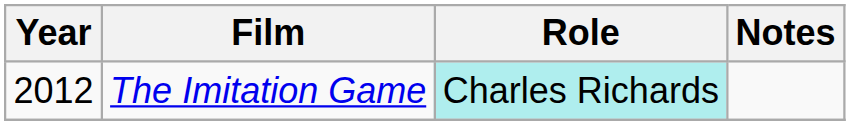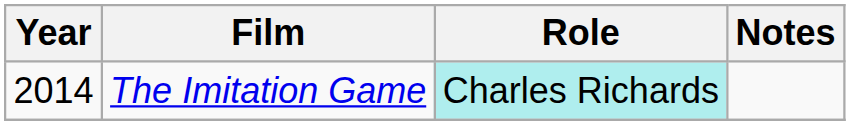(53, 90) 2012 -> (53, 90) 2014
